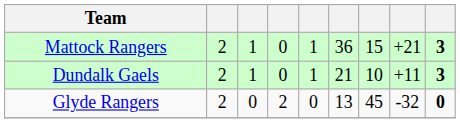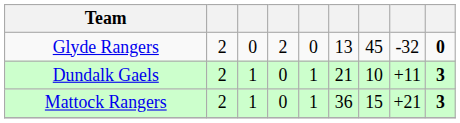rows swapped: (106, 46) <-> (106, 103)
